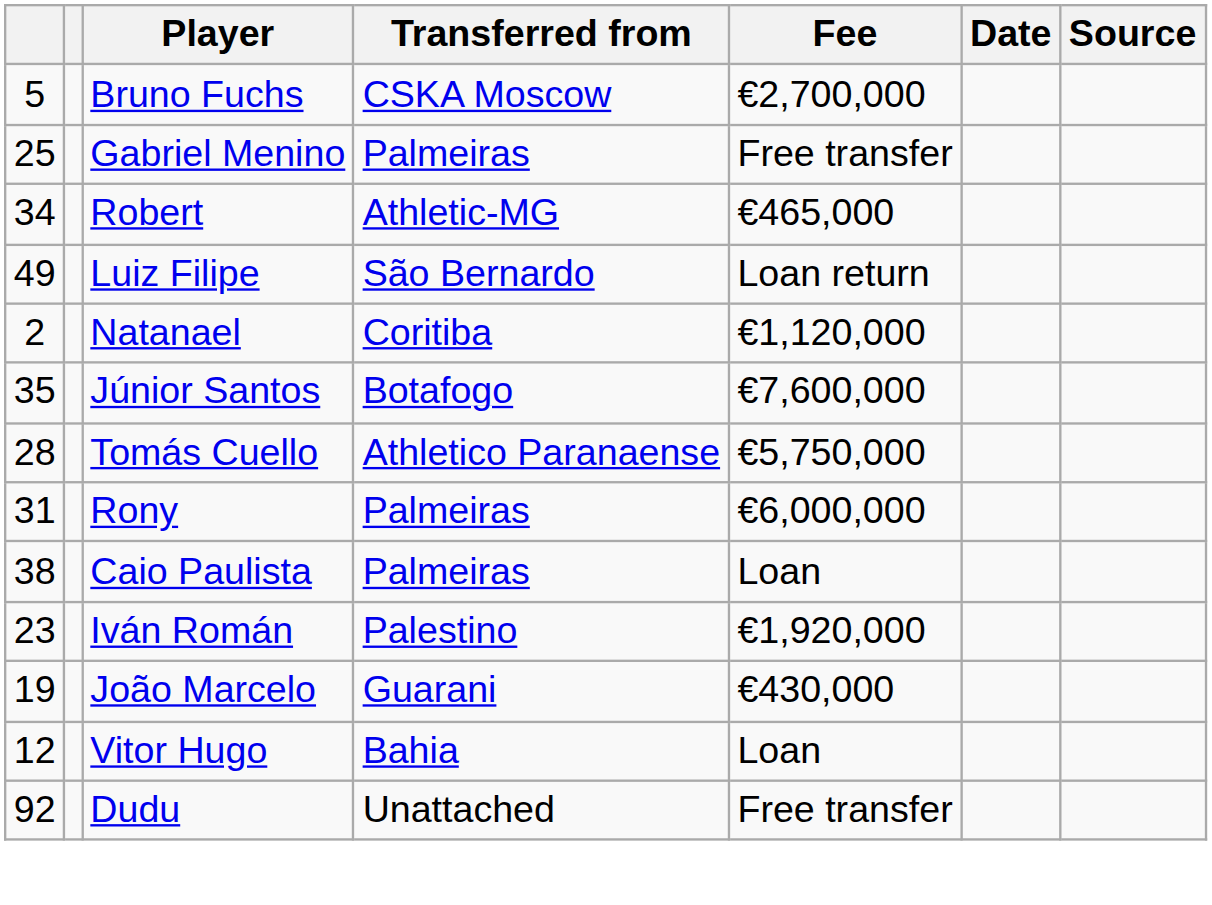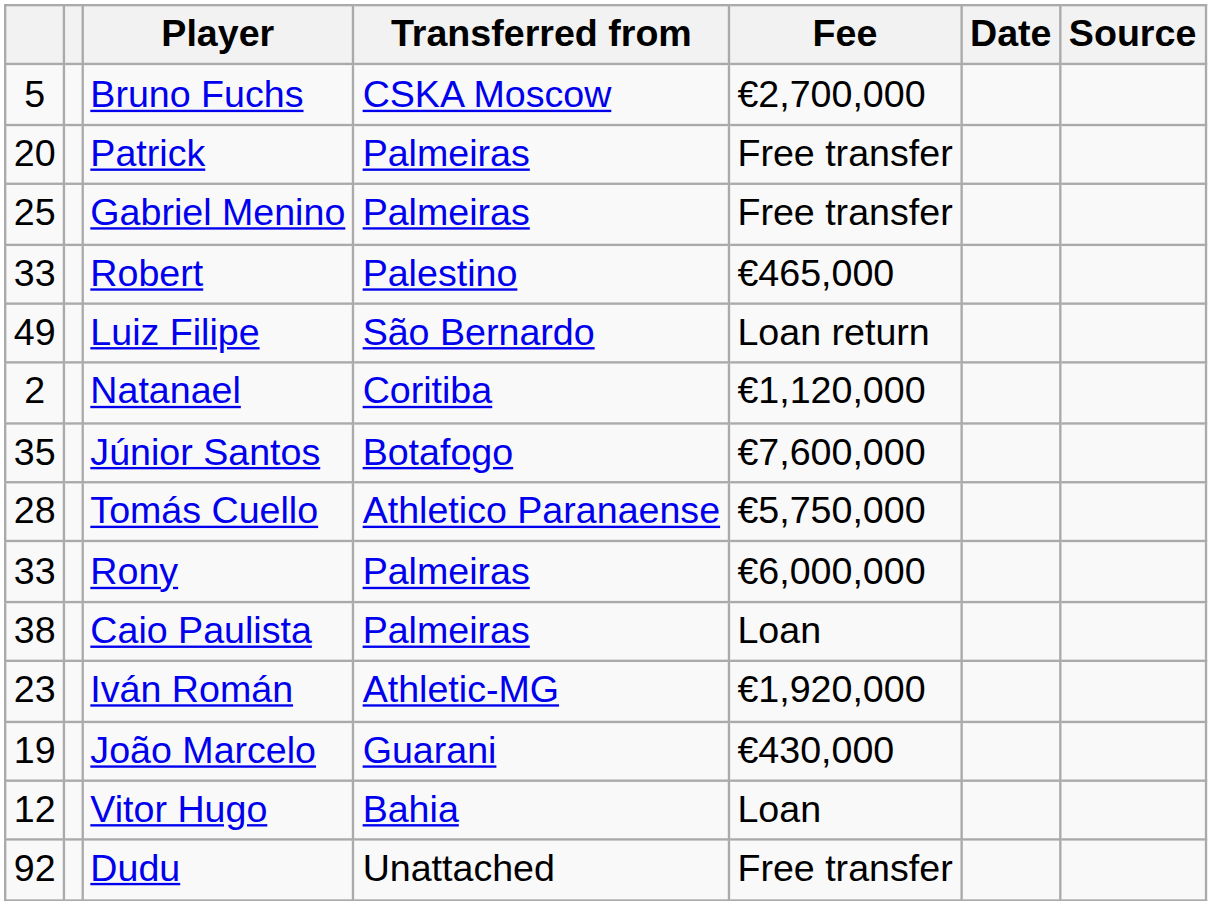+ row: (148, 153)
(35, 213) 34 -> (35, 272) 33
(461, 213) Athletic-MG -> (440, 272) Palestino
(35, 511) 31 -> (35, 570) 33
(440, 630) Palestino -> (461, 690) Athletic-MG
